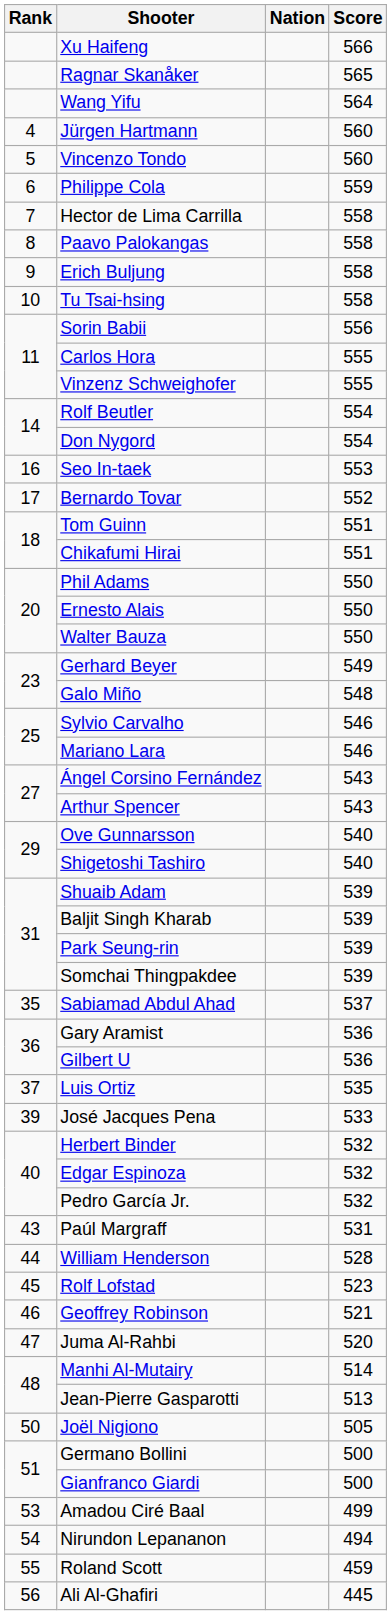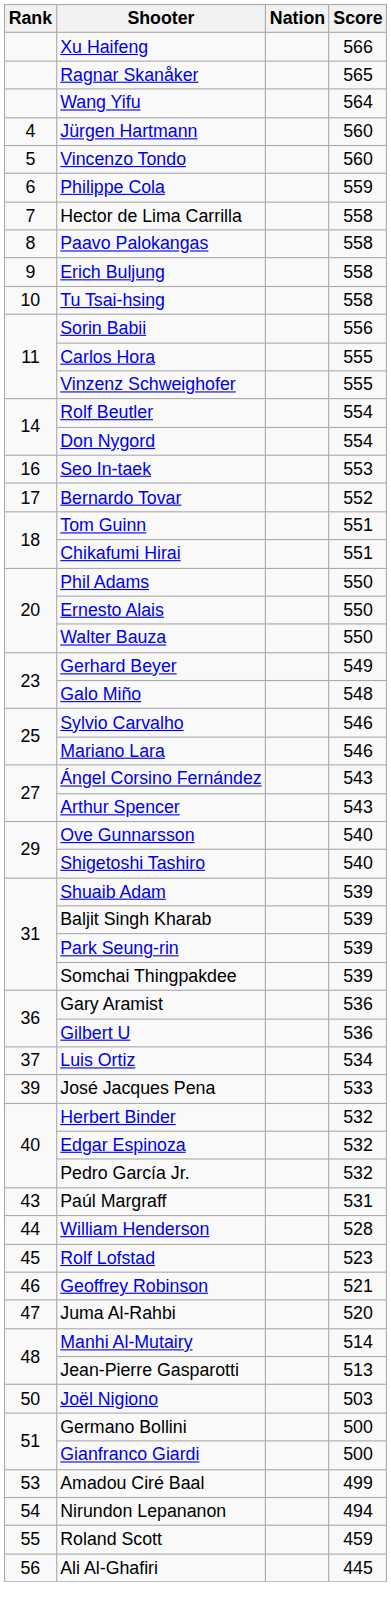- row: (148, 1004)
(358, 1088) 535 -> (358, 1060) 534
(358, 1426) 505 -> (358, 1398) 503
